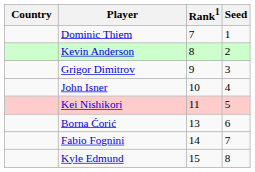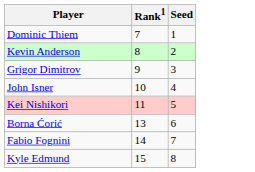- column: (31, 14)
